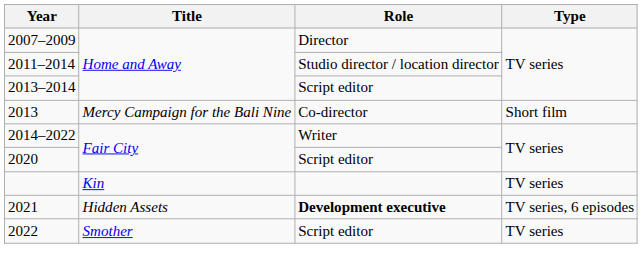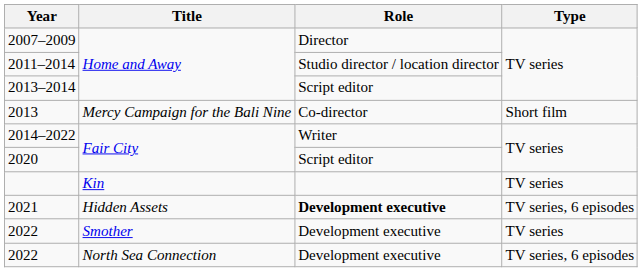(336, 231) Script editor -> (369, 231) Development executive
+ row: (23, 254)
